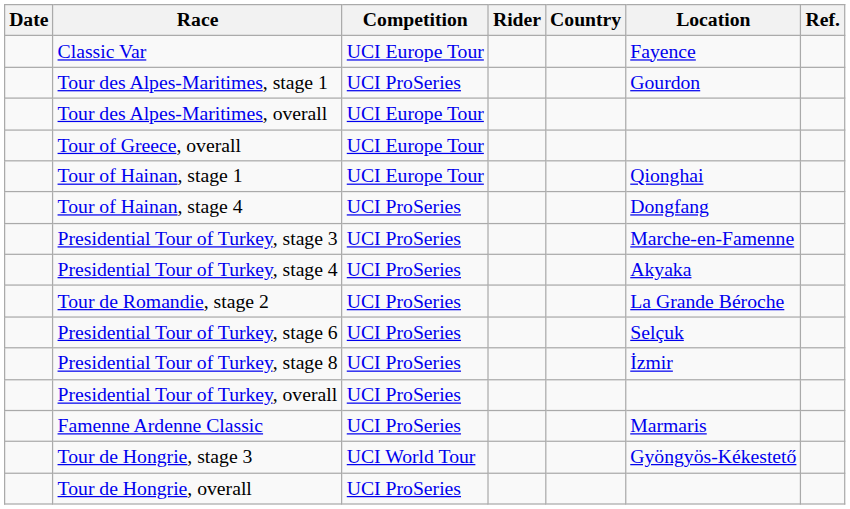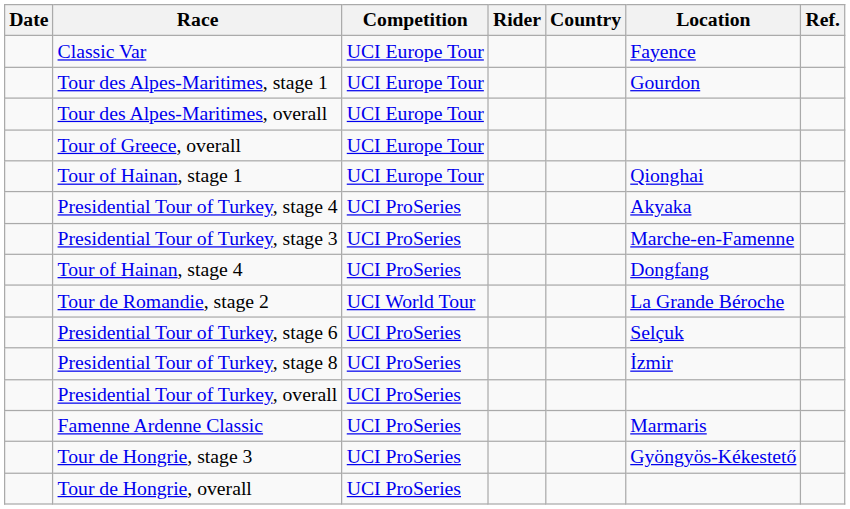(404, 82) UCI ProSeries -> (415, 82) UCI Europe Tour
rows swapped: (150, 207) <-> (198, 269)
(404, 301) UCI ProSeries -> (411, 301) UCI World Tour
(411, 457) UCI World Tour -> (404, 457) UCI ProSeries
